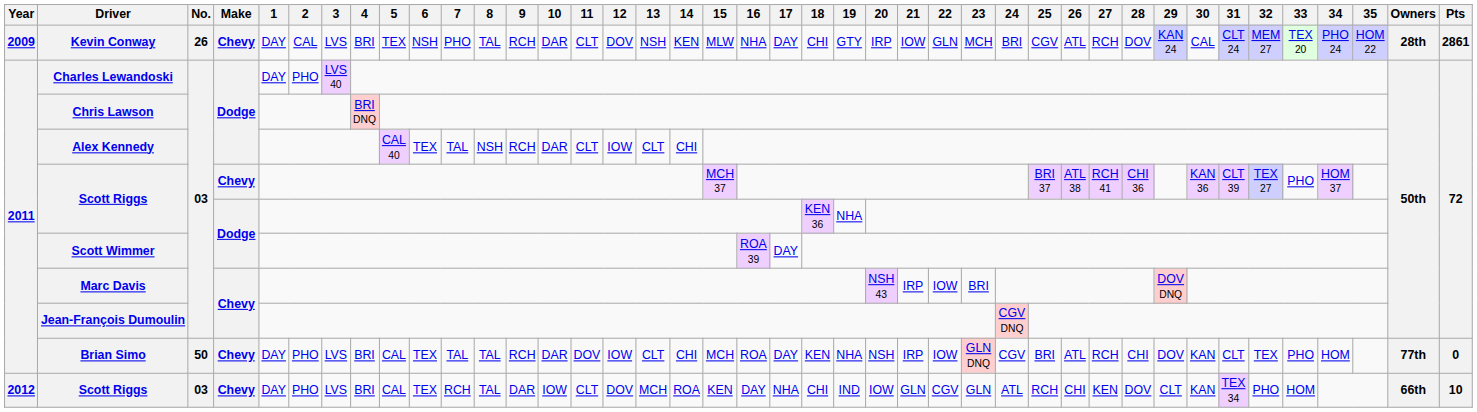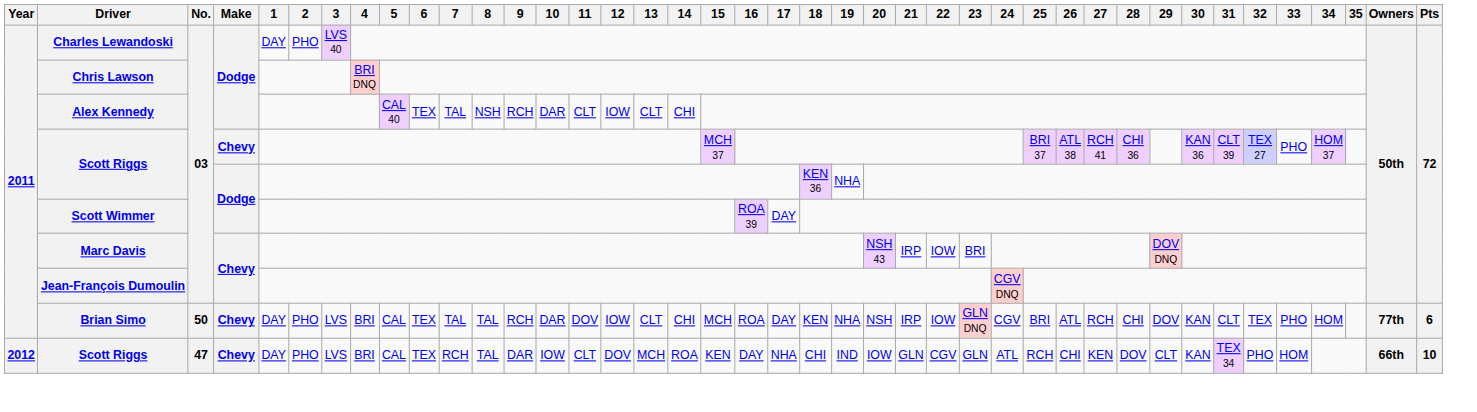- row: (21, 42)
(1456, 355) 0 -> (1430, 321) 6
(201, 390) 03 -> (201, 355) 47
